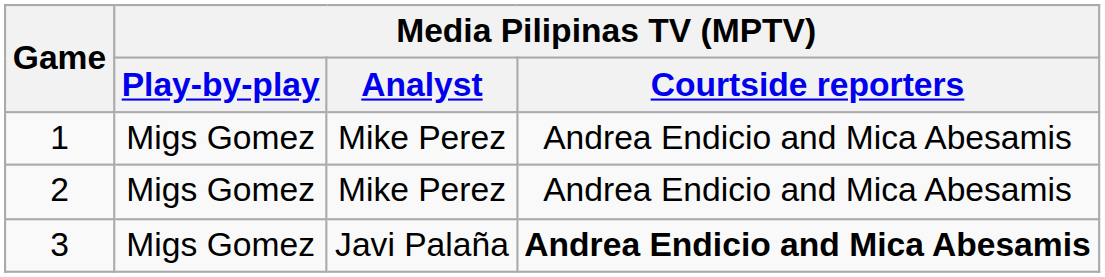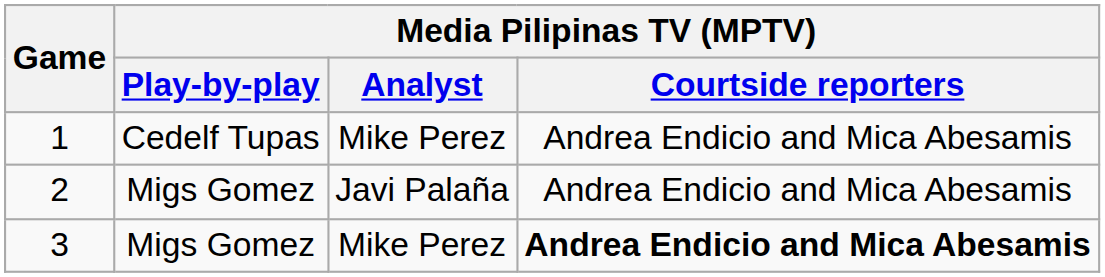(221, 137) Migs Gomez -> (221, 137) Cedelf Tupas
(422, 191) Mike Perez -> (422, 191) Javi Palaña
(422, 244) Javi Palaña -> (422, 244) Mike Perez
